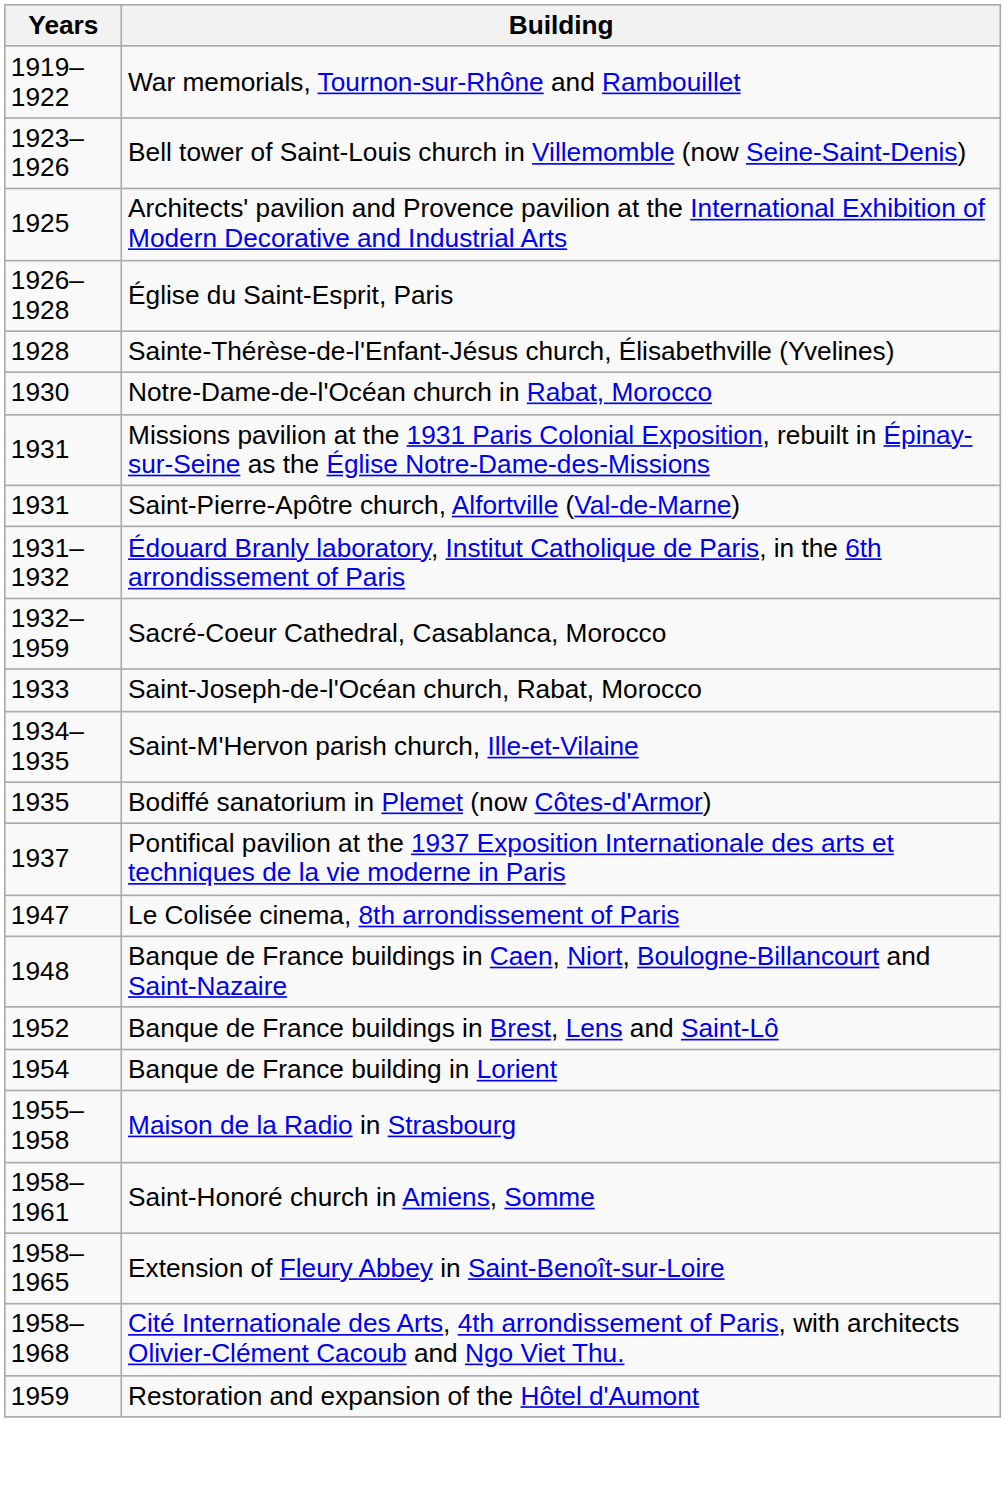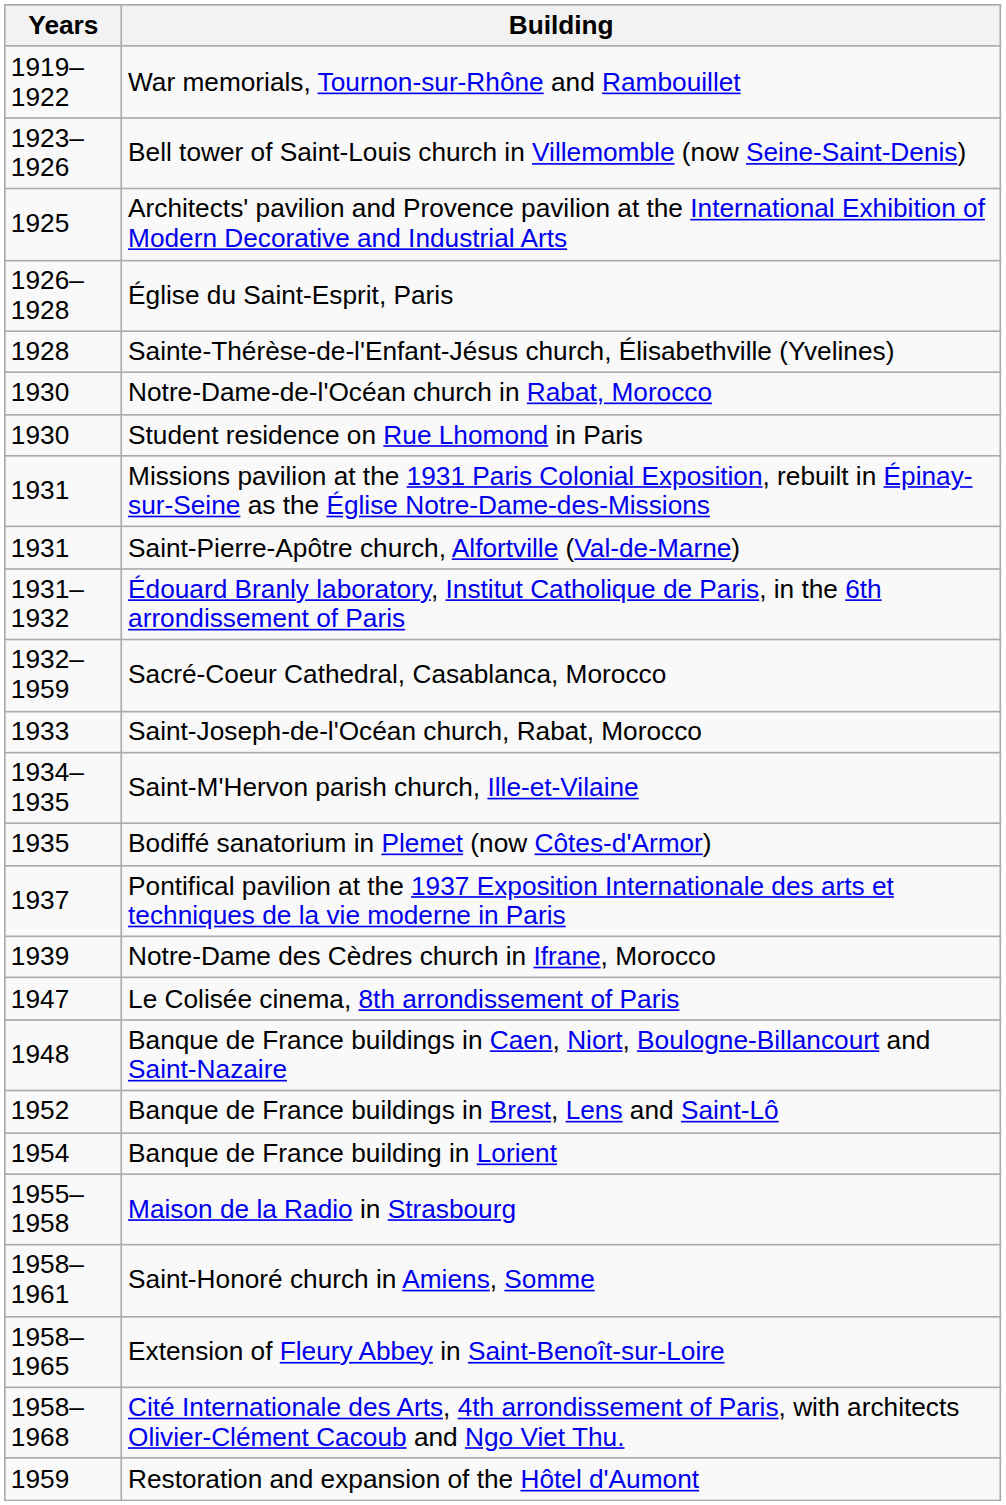+ row: (386, 434)
+ row: (422, 956)
